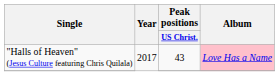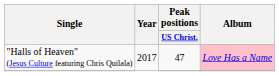(180, 57) 43 -> (180, 57) 47
